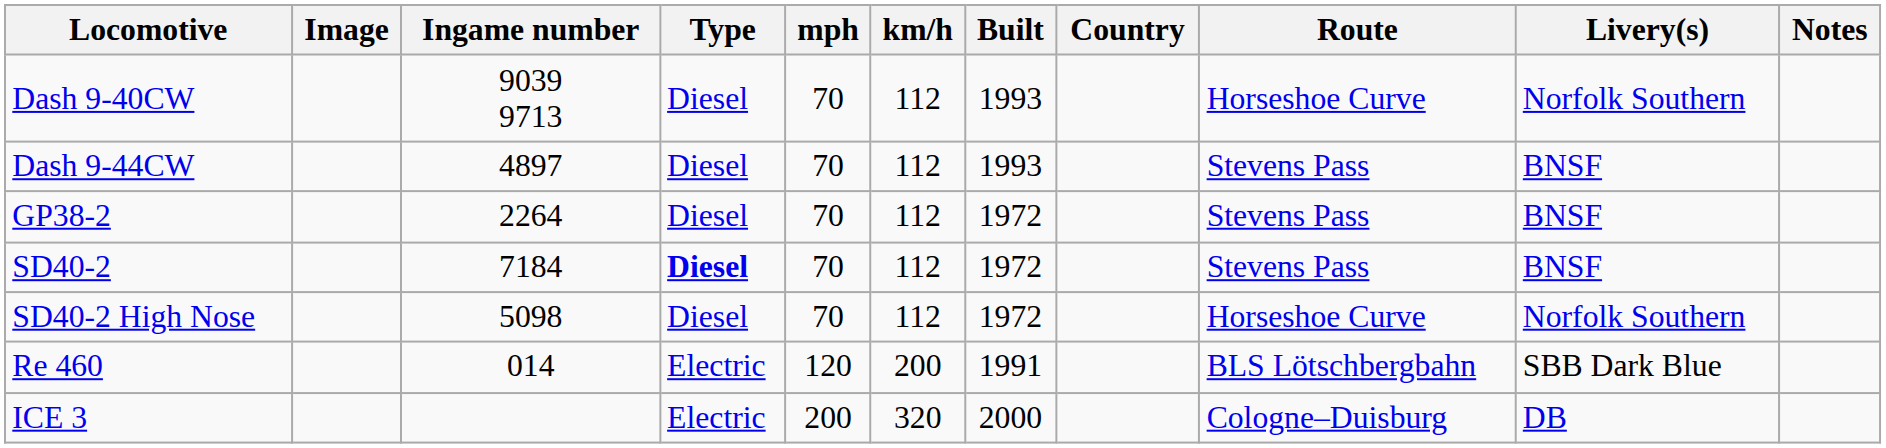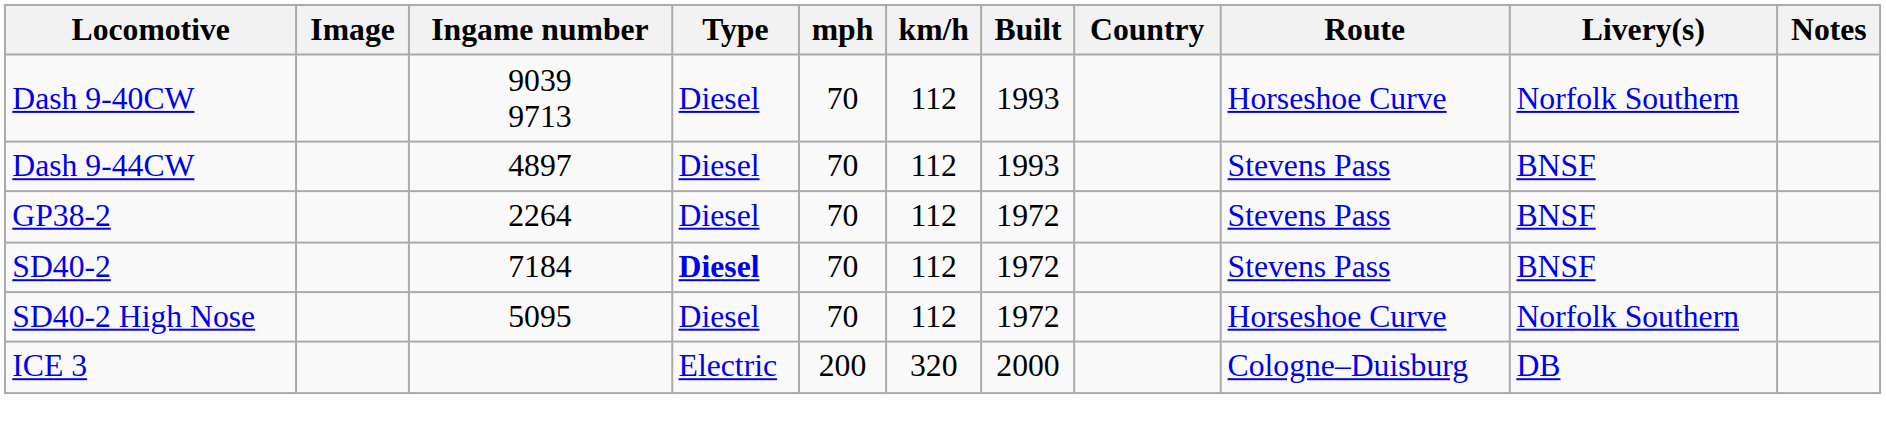(531, 316) 5098 -> (540, 316) 5095
- row: (58, 366)
